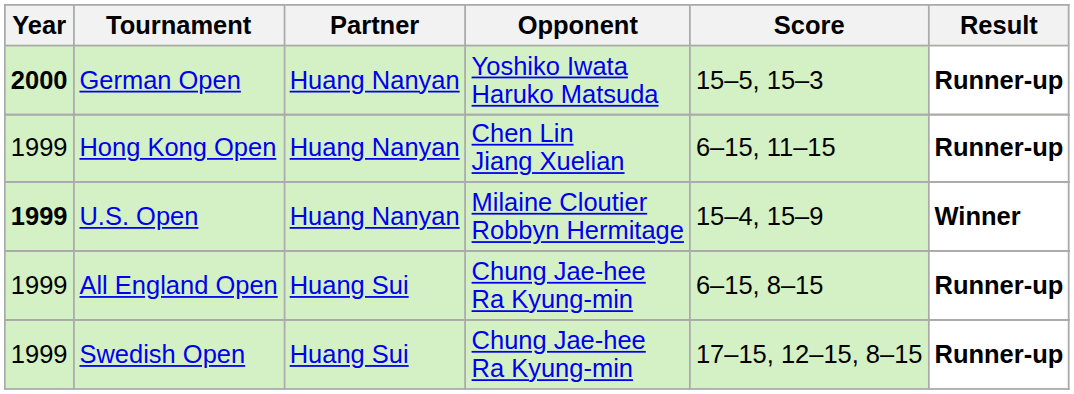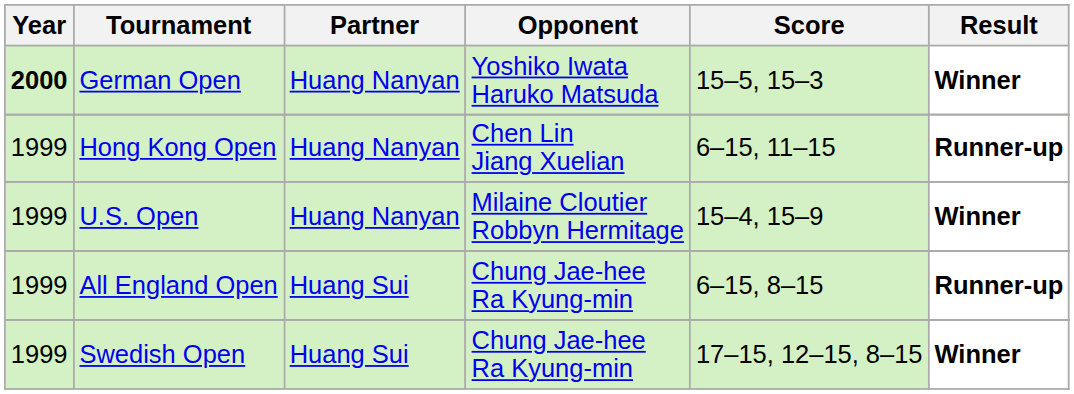(999, 80) Runner-up -> (978, 80) Winner
(39, 217) bold -> (39, 217) normal
(999, 354) Runner-up -> (978, 354) Winner
